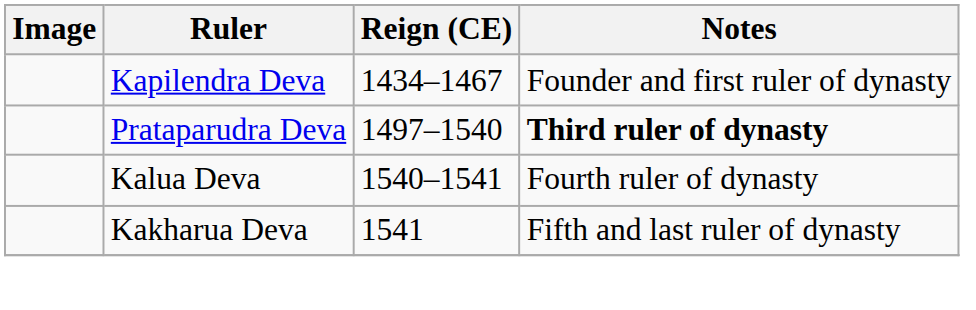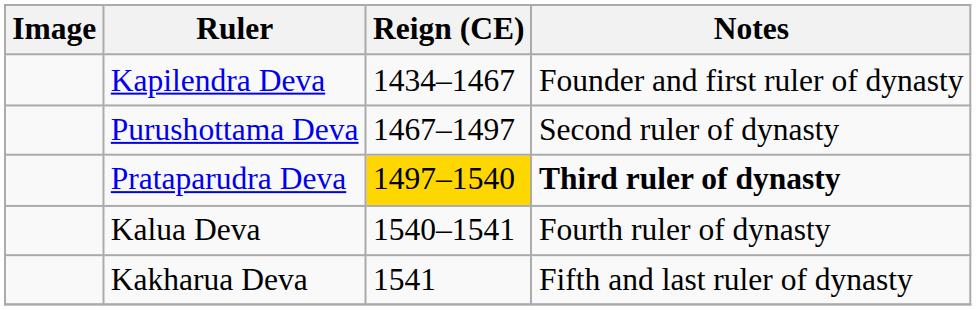+ row: (235, 129)
(432, 129) no background -> (444, 179) gold background
